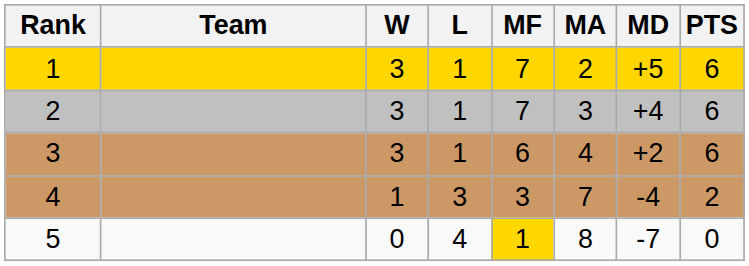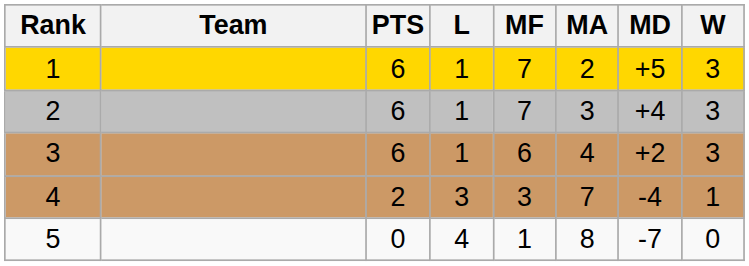columns swapped: (397, 25) <-> (712, 25)
(523, 238) gold background -> (524, 238) no background
